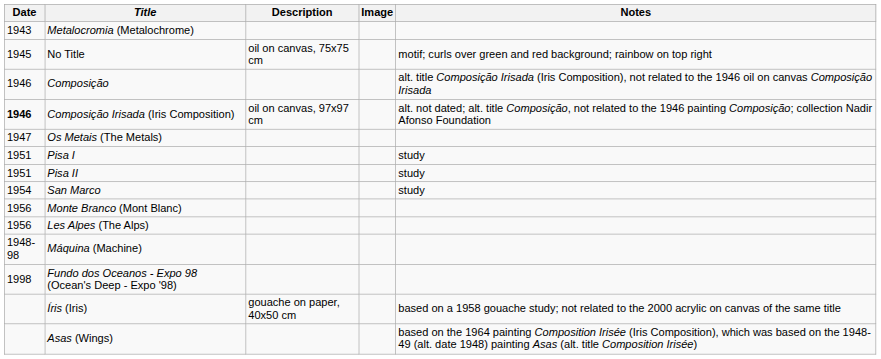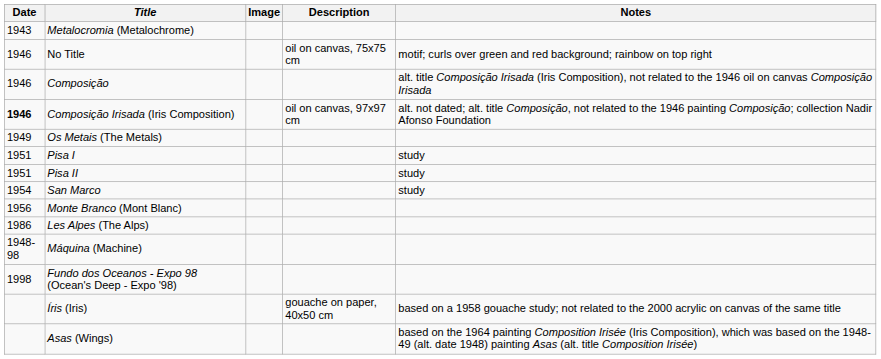columns swapped: (377, 13) <-> (302, 13)
(19, 54) 1945 -> (19, 54) 1946
(19, 138) 1947 -> (19, 138) 1949
(19, 225) 1956 -> (19, 225) 1986
